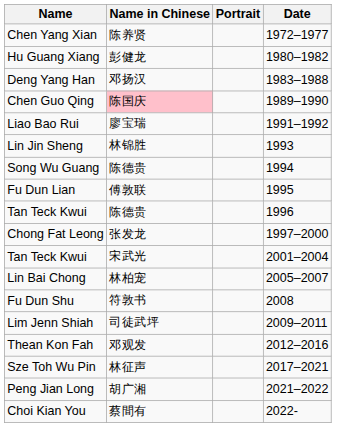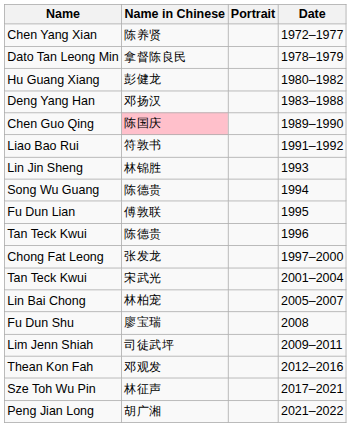+ row: (63, 57)
(128, 123) 廖宝瑞 -> (143, 145) 符敦书
(128, 300) 符敦书 -> (143, 322) 廖宝瑞
- row: (46, 411)
